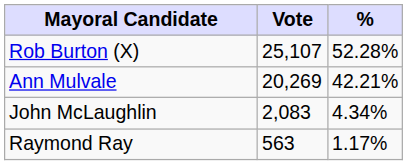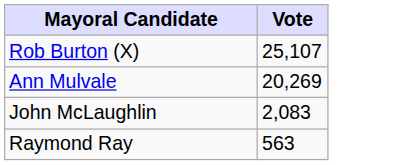- column: (365, 19)
